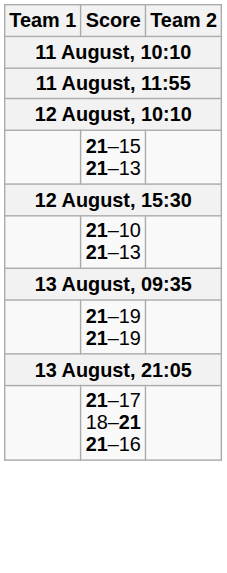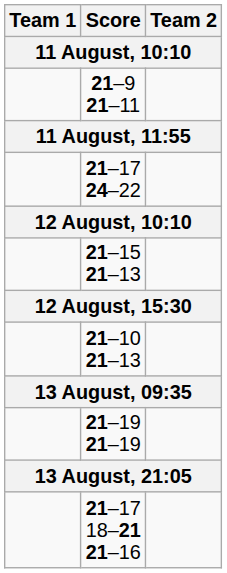+ row: (113, 95)
+ row: (113, 179)
